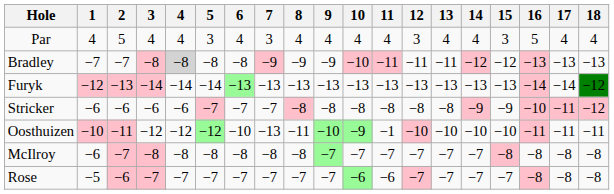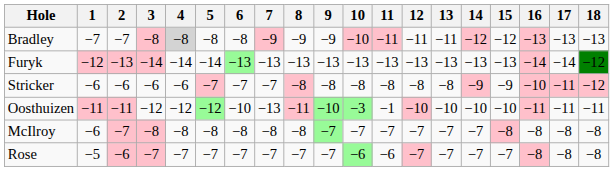- row: (41, 39)
(92, 131) −10 -> (92, 108) −11
(299, 131) no background -> (299, 108) pink background
(358, 131) −9 -> (358, 108) −3
